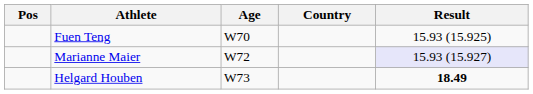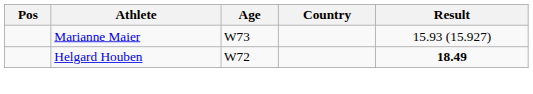- row: (82, 36)
(237, 57) W72 -> (237, 36) W73
(452, 57) lavender background -> (452, 36) no background
(237, 78) W73 -> (237, 57) W72
